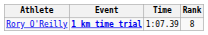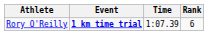(192, 24) 8 -> (192, 24) 6
